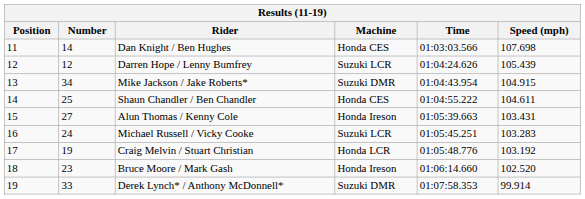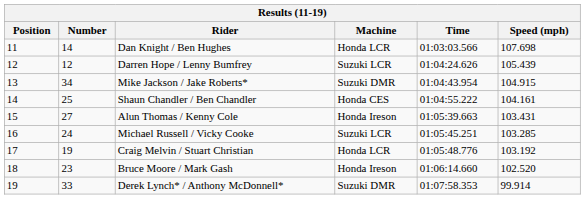(363, 47) Honda CES -> (364, 47) Honda LCR
(518, 99) 104.611 -> (518, 99) 104.161
(518, 133) 103.283 -> (518, 133) 103.285
